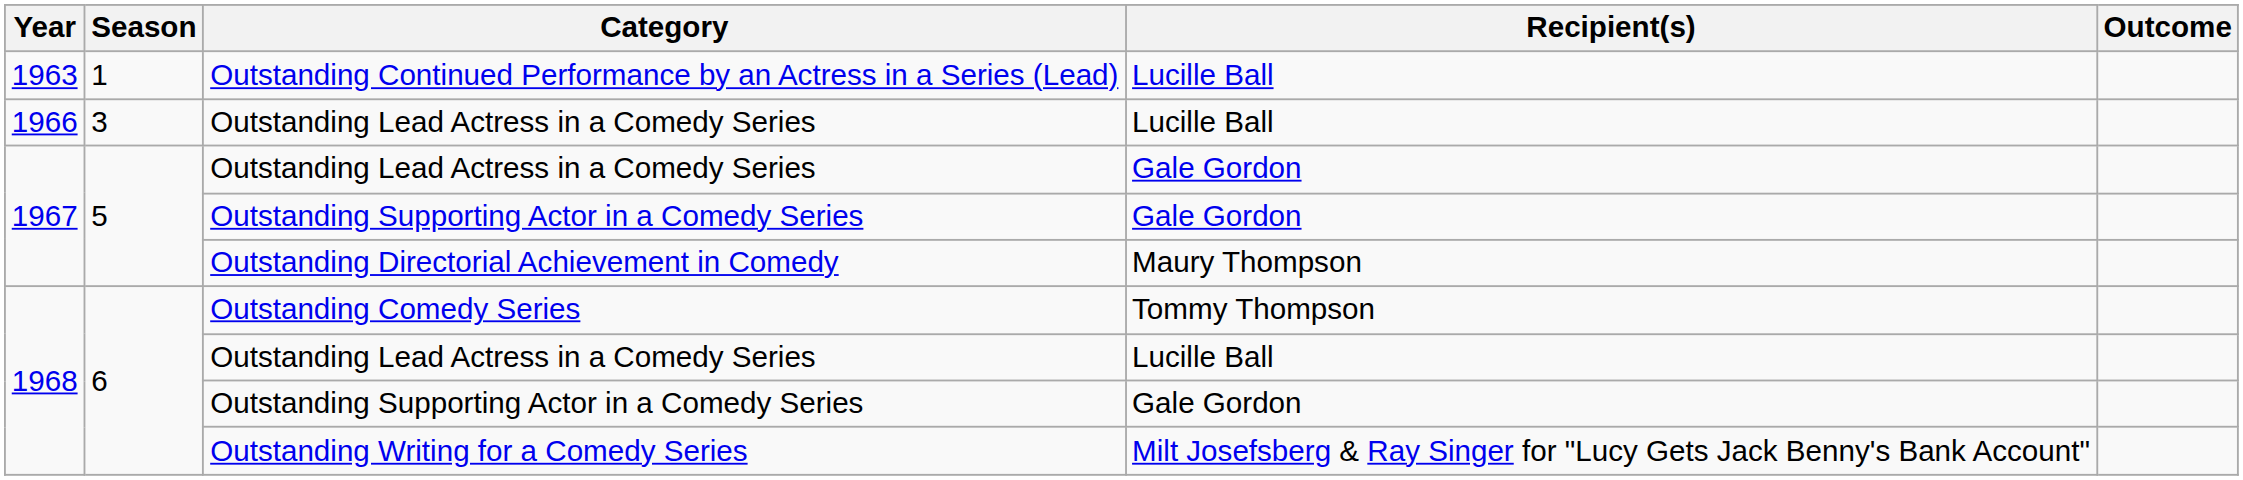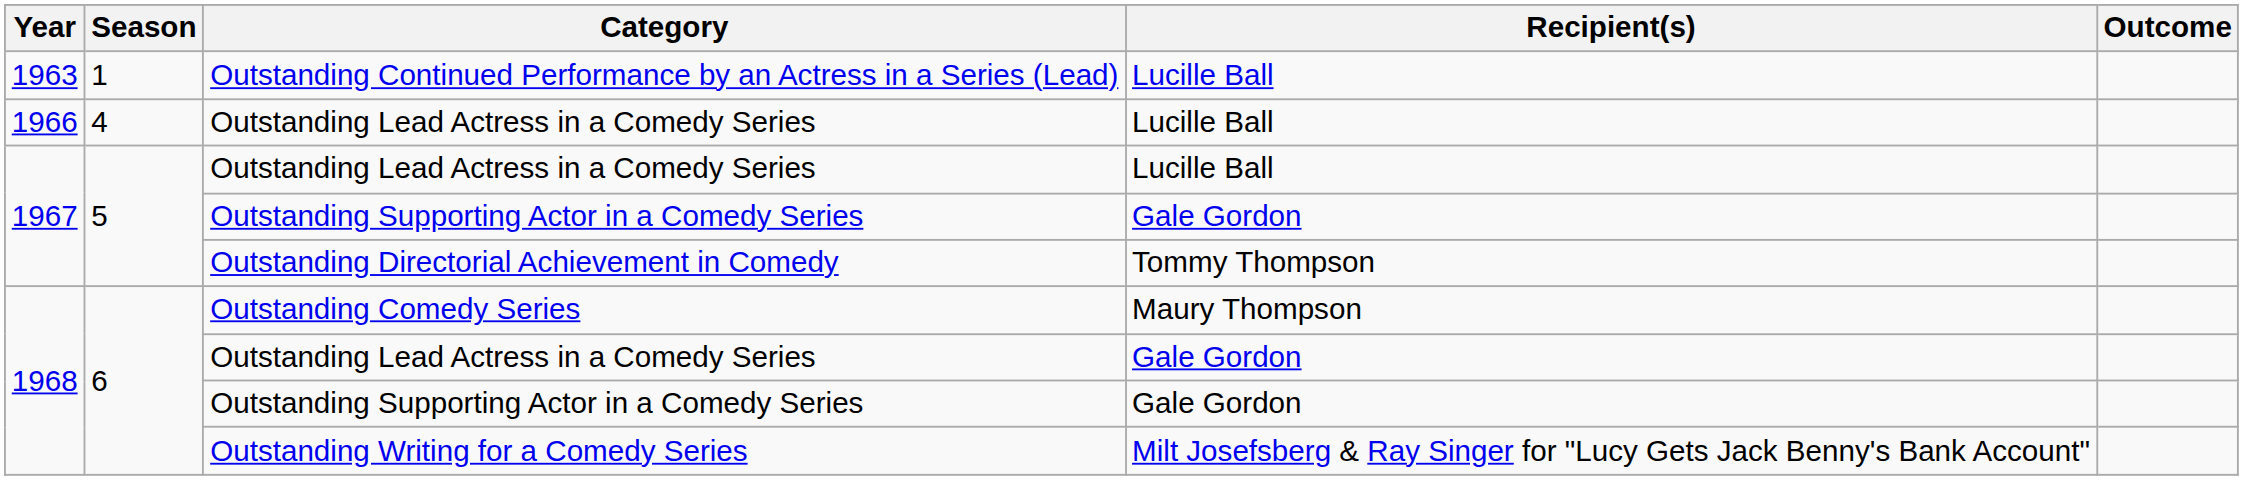(99, 121) 3 -> (99, 121) 4
(1217, 168) Gale Gordon -> (1203, 168) Lucille Ball
(1247, 262) Maury Thompson -> (1254, 262) Tommy Thompson
(1254, 309) Tommy Thompson -> (1247, 309) Maury Thompson
(1203, 356) Lucille Ball -> (1217, 356) Gale Gordon
